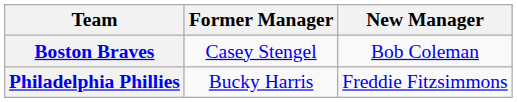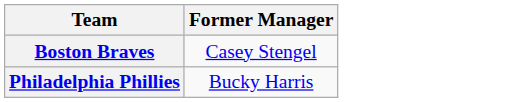- column: (425, 19)
